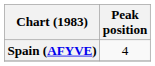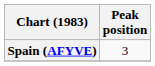(125, 50) 4 -> (125, 50) 3
